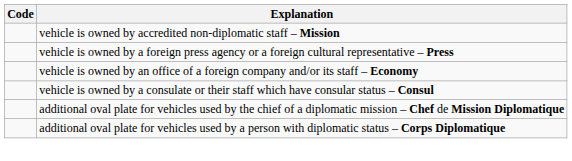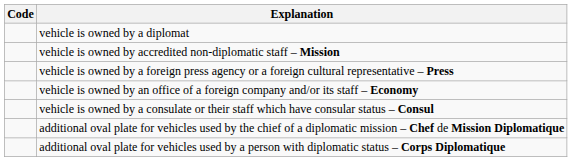+ row: (114, 33)
